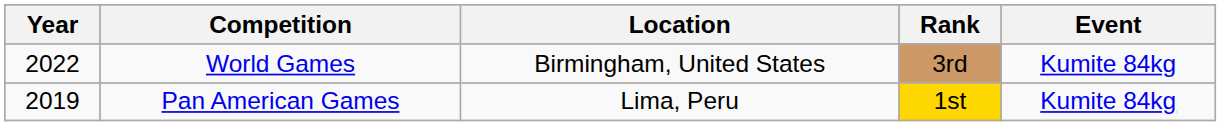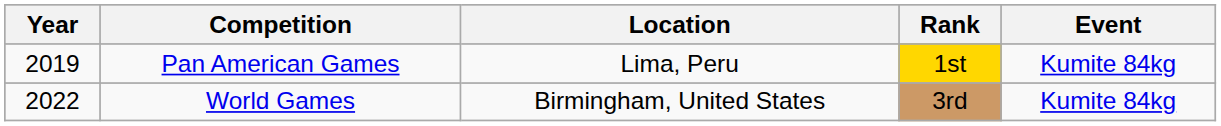rows swapped: (281, 102) <-> (281, 63)
